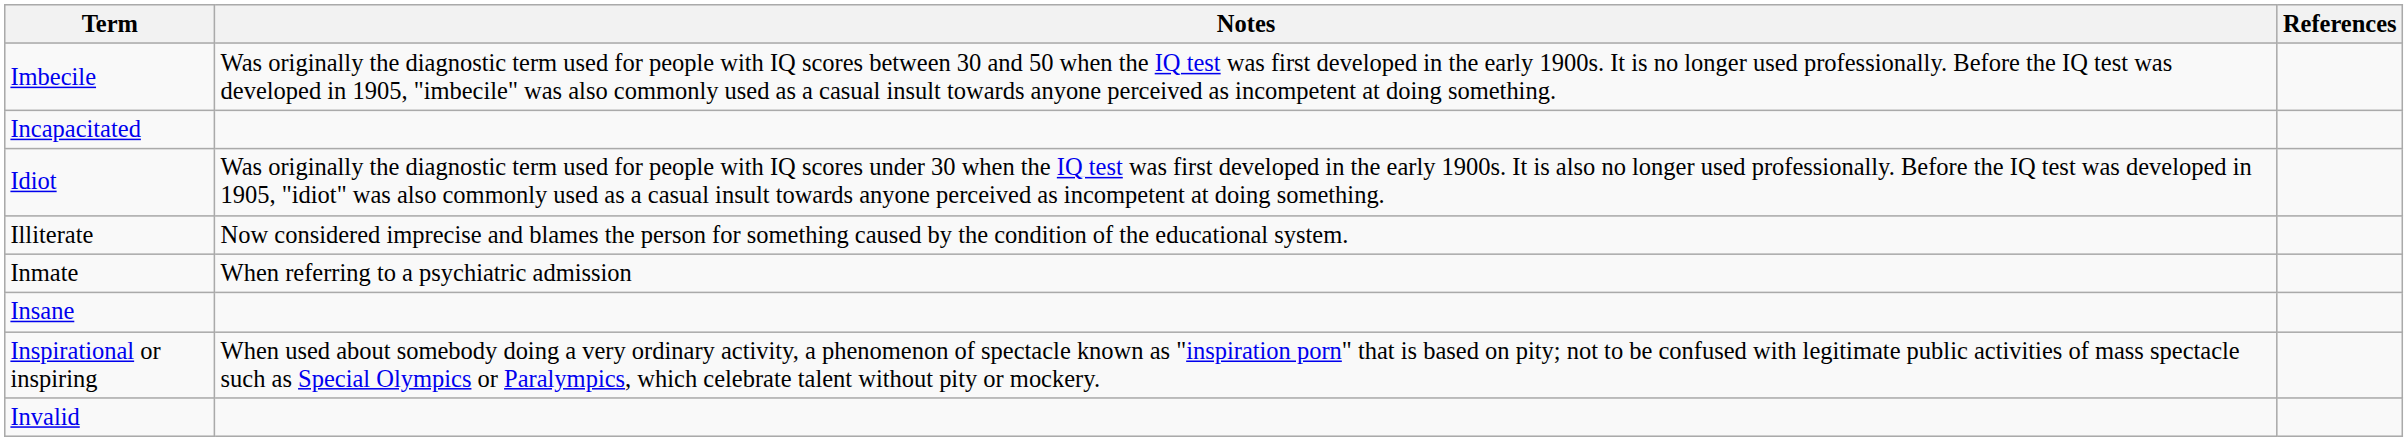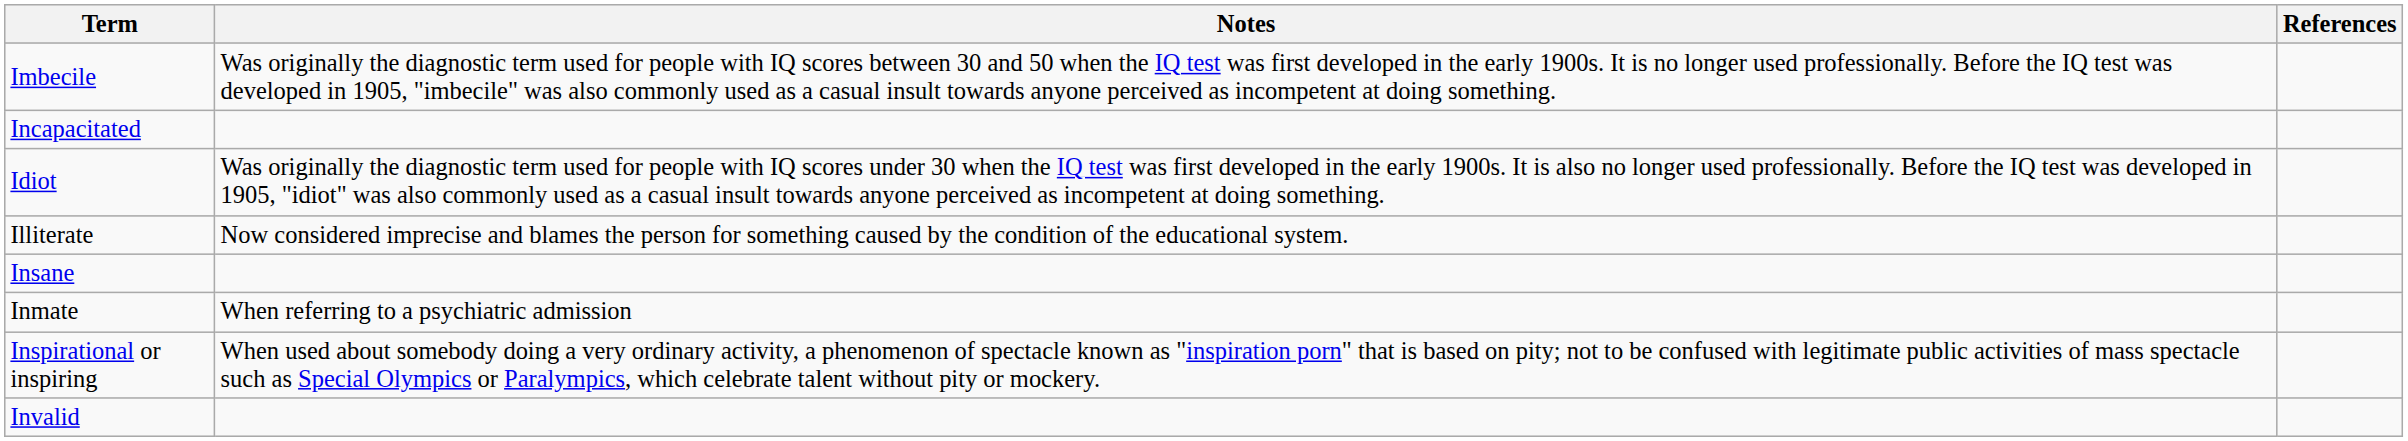rows swapped: (44, 273) <-> (42, 311)
